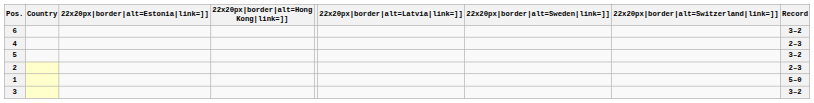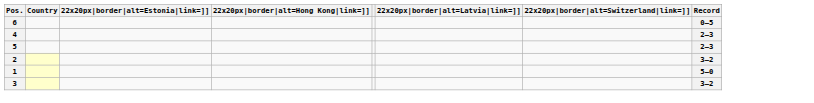- column: (538, 14)
(795, 31) 3–2 -> (707, 22) 0–5
(795, 55) 3–2 -> (707, 47) 2–3
(795, 68) 2–3 -> (707, 59) 3–2
